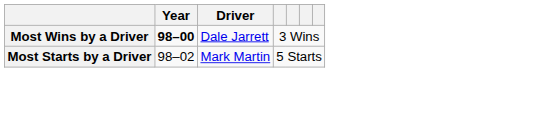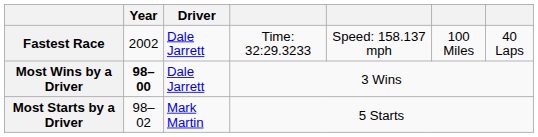+ row: (64, 43)
